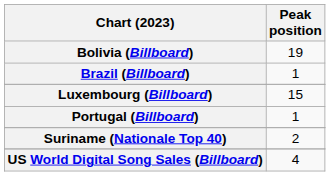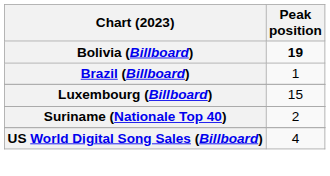(295, 52) normal -> (295, 52) bold
- row: (135, 116)
